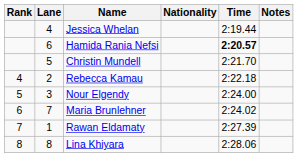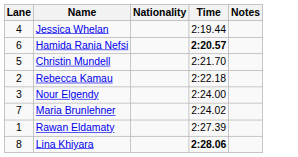- column: (19, 12)
(239, 144) normal -> (209, 144) bold
